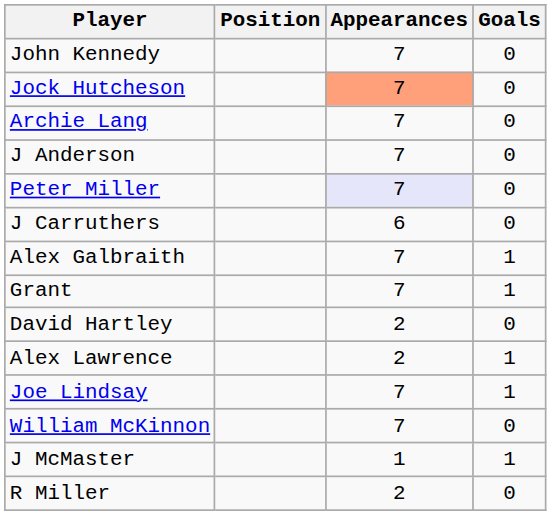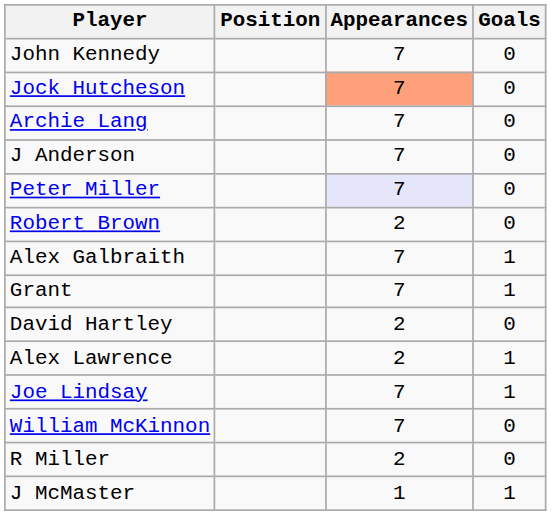+ row: (85, 224)
- row: (85, 224)
rows swapped: (72, 460) <-> (60, 494)
